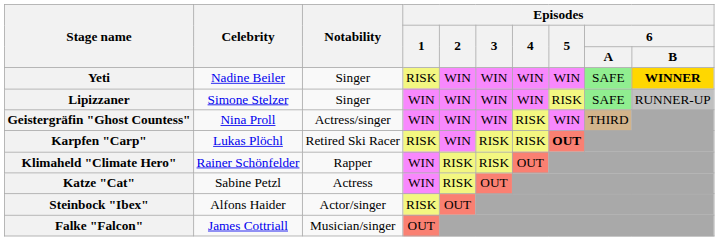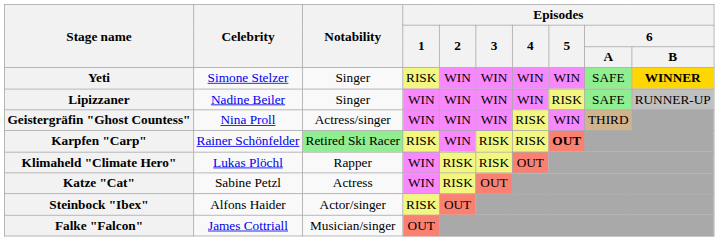(248, 78) Nadine Beiler -> (248, 78) Simone Stelzer
(248, 99) Simone Stelzer -> (248, 99) Nadine Beiler
(248, 141) Lukas Plöchl -> (248, 141) Rainer Schönfelder
(353, 141) no background -> (353, 141) lightgreen background
(248, 162) Rainer Schönfelder -> (248, 162) Lukas Plöchl
